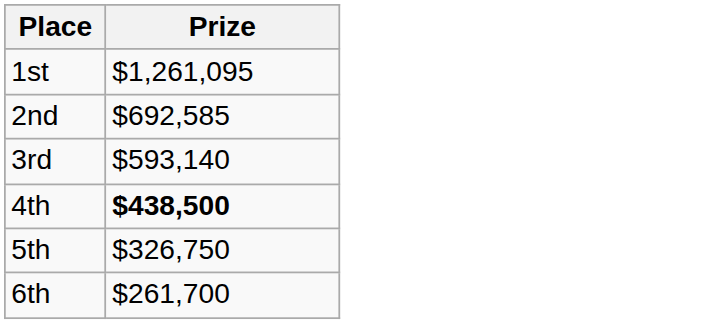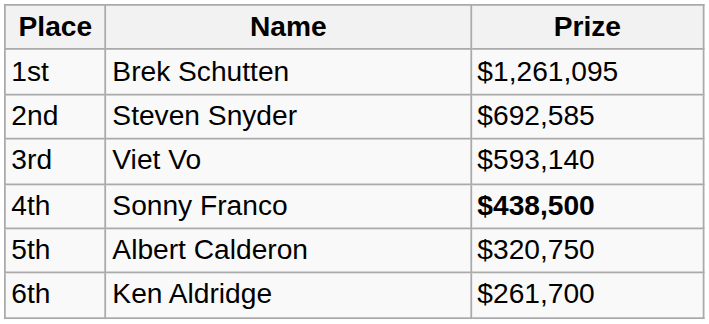+ column: (288, 26)
(171, 250) $326,750 -> (536, 250) $320,750
